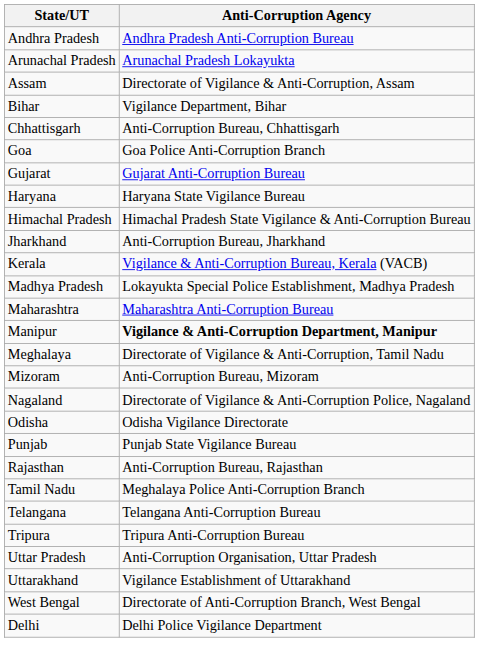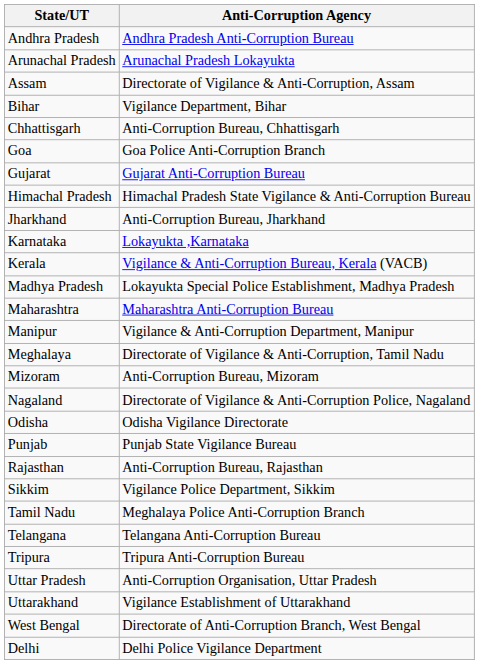- row: (32, 196)
+ row: (37, 241)
(280, 331) bold -> (268, 331) normal
+ row: (28, 490)
